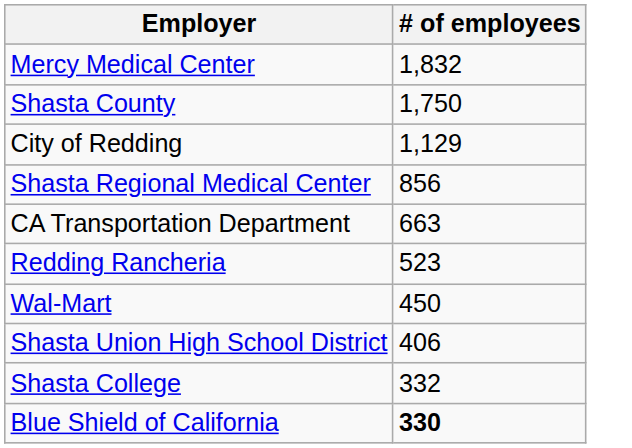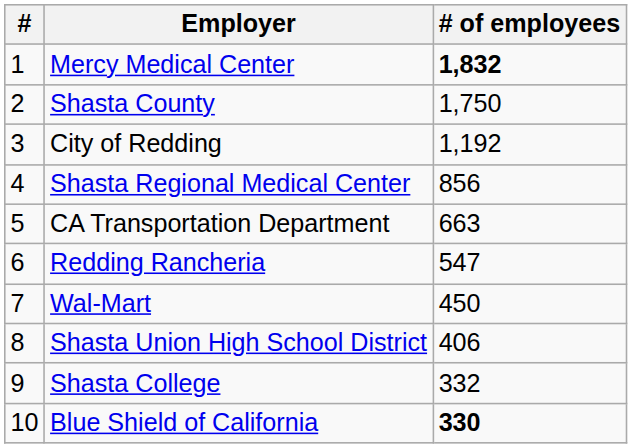+ column: (25, 24)
(431, 64) normal -> (470, 64) bold
(431, 143) 1,129 -> (470, 143) 1,192
(420, 263) 523 -> (460, 263) 547
